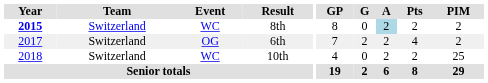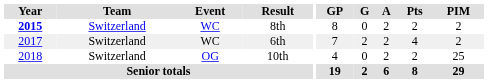(386, 26) lightblue background -> (386, 26) no background
(210, 41) OG -> (210, 41) WC
(210, 56) WC -> (210, 56) OG
